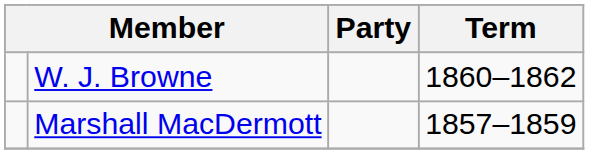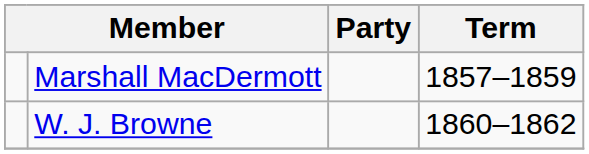rows swapped: (178, 124) <-> (123, 76)
